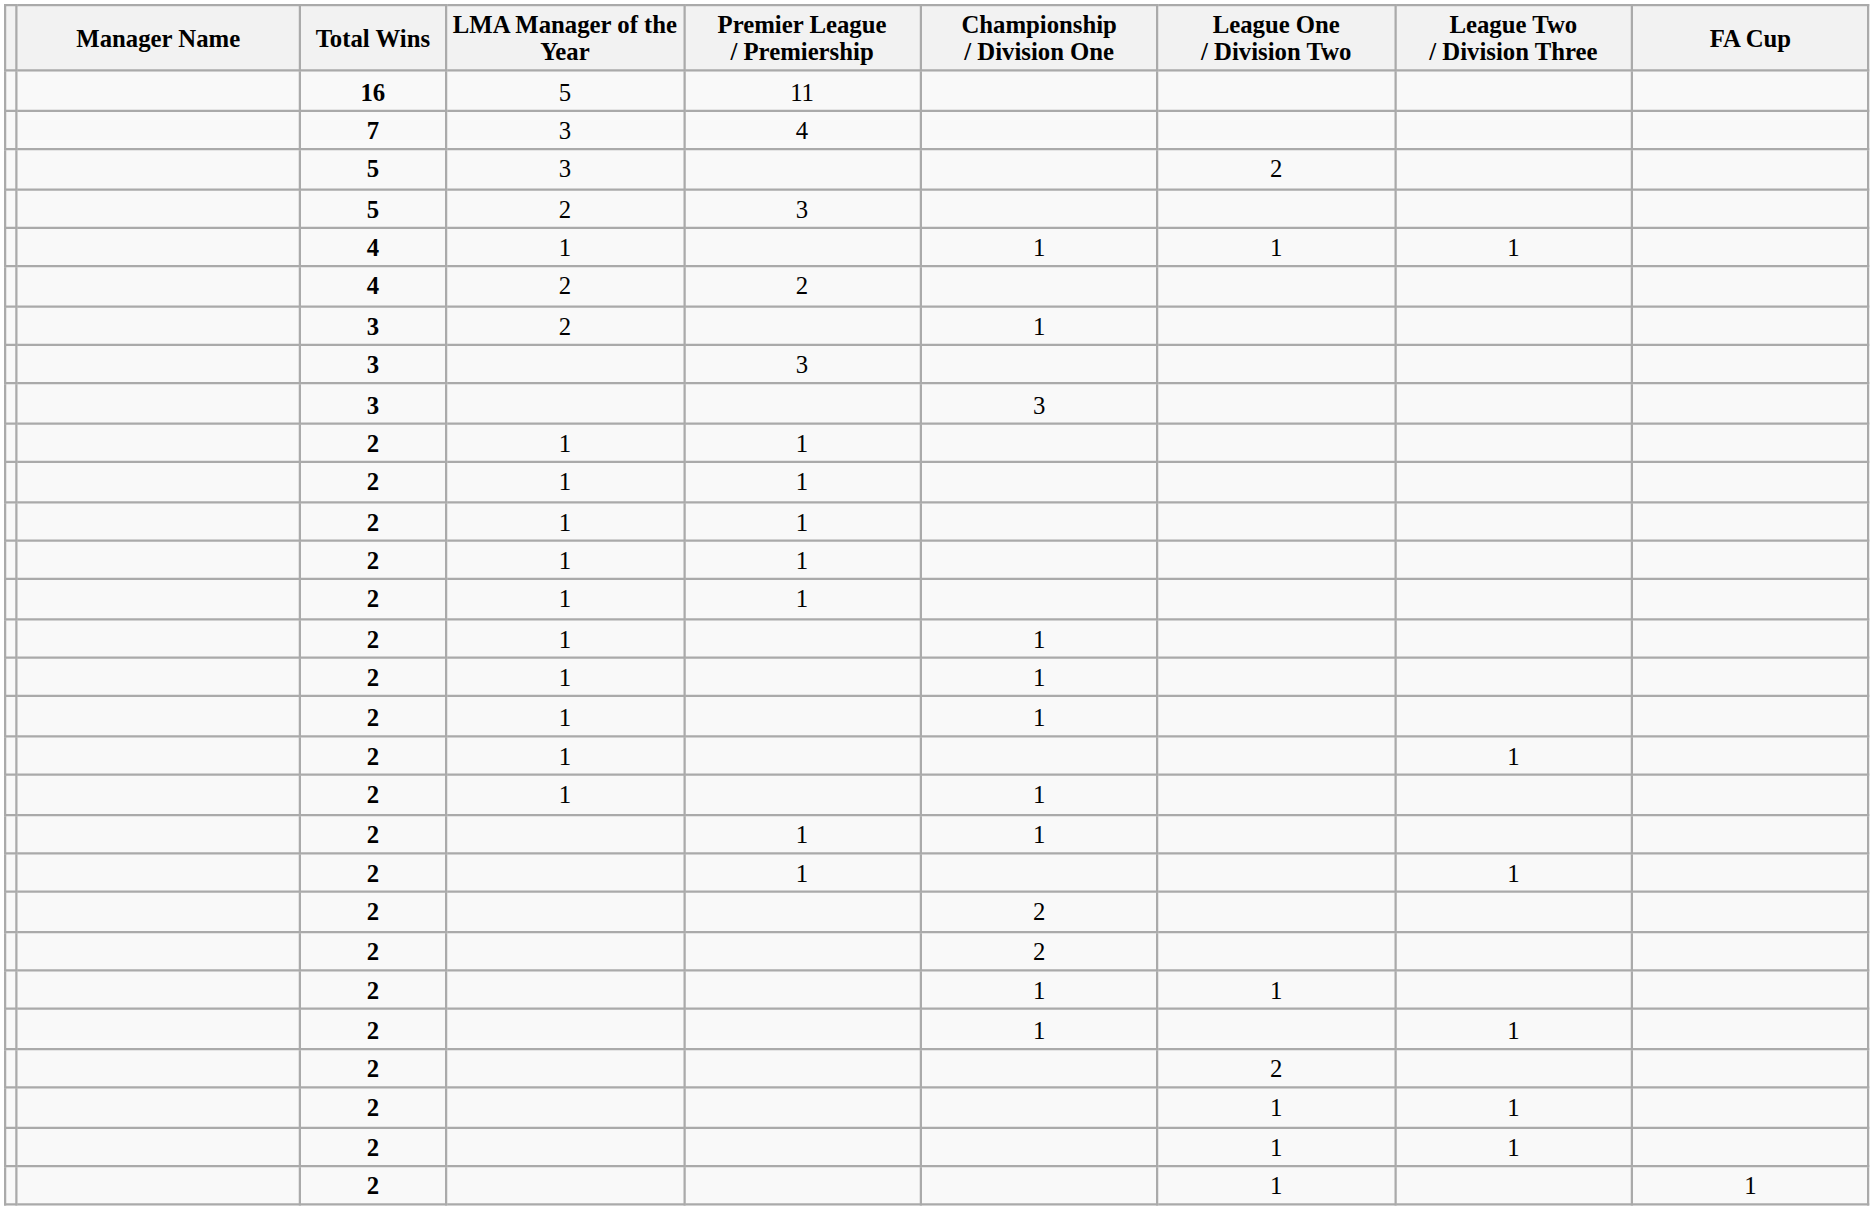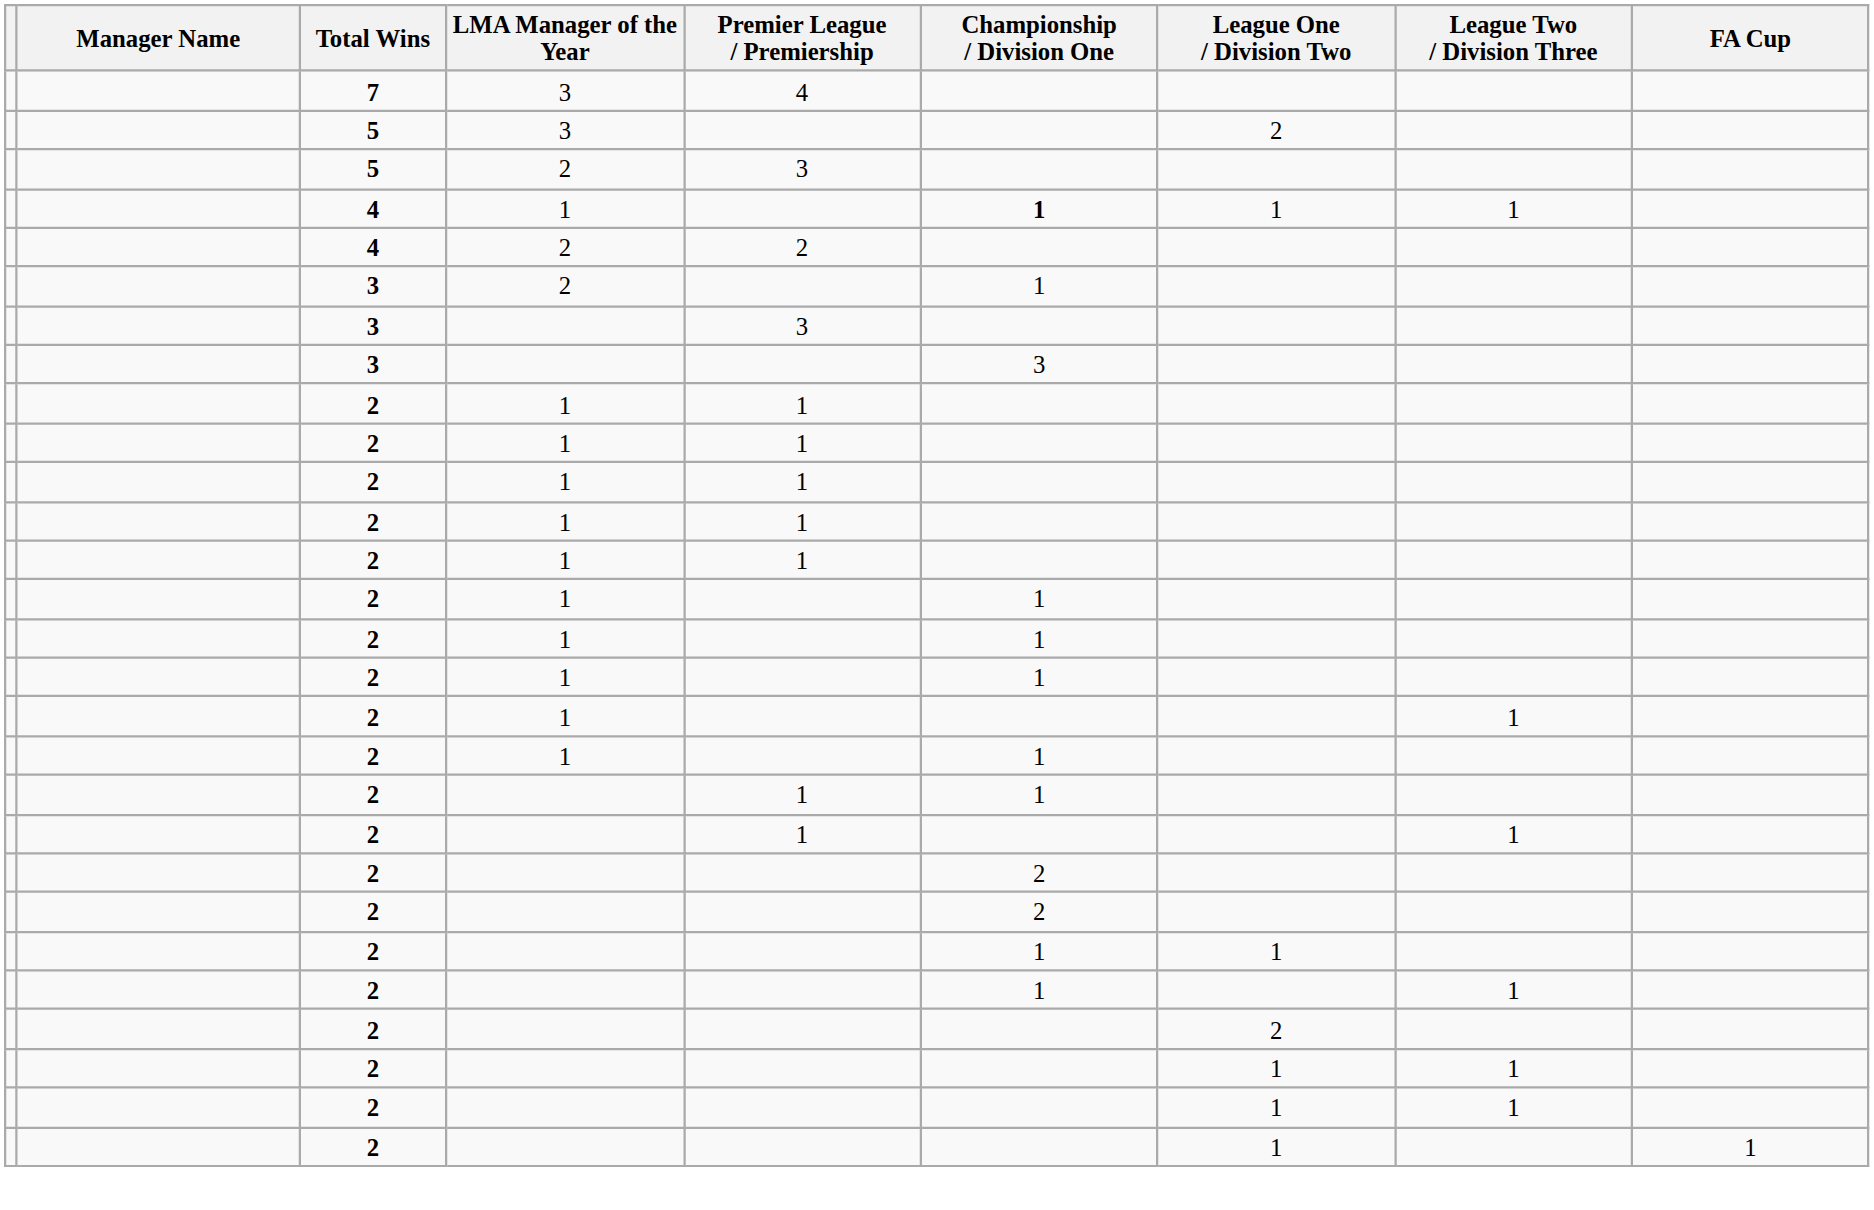- row: (373, 91)
(1039, 247) normal -> (1039, 208) bold
